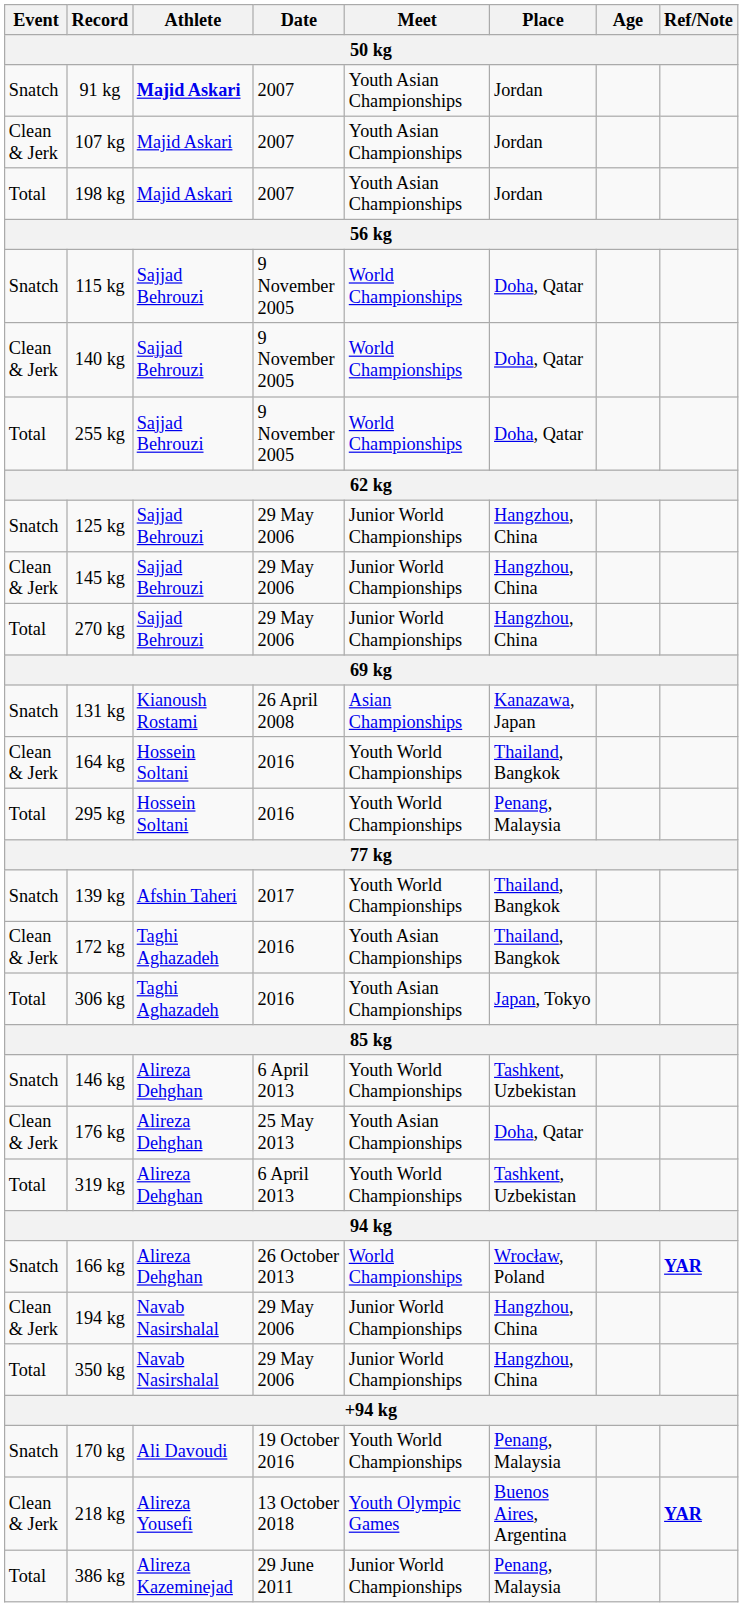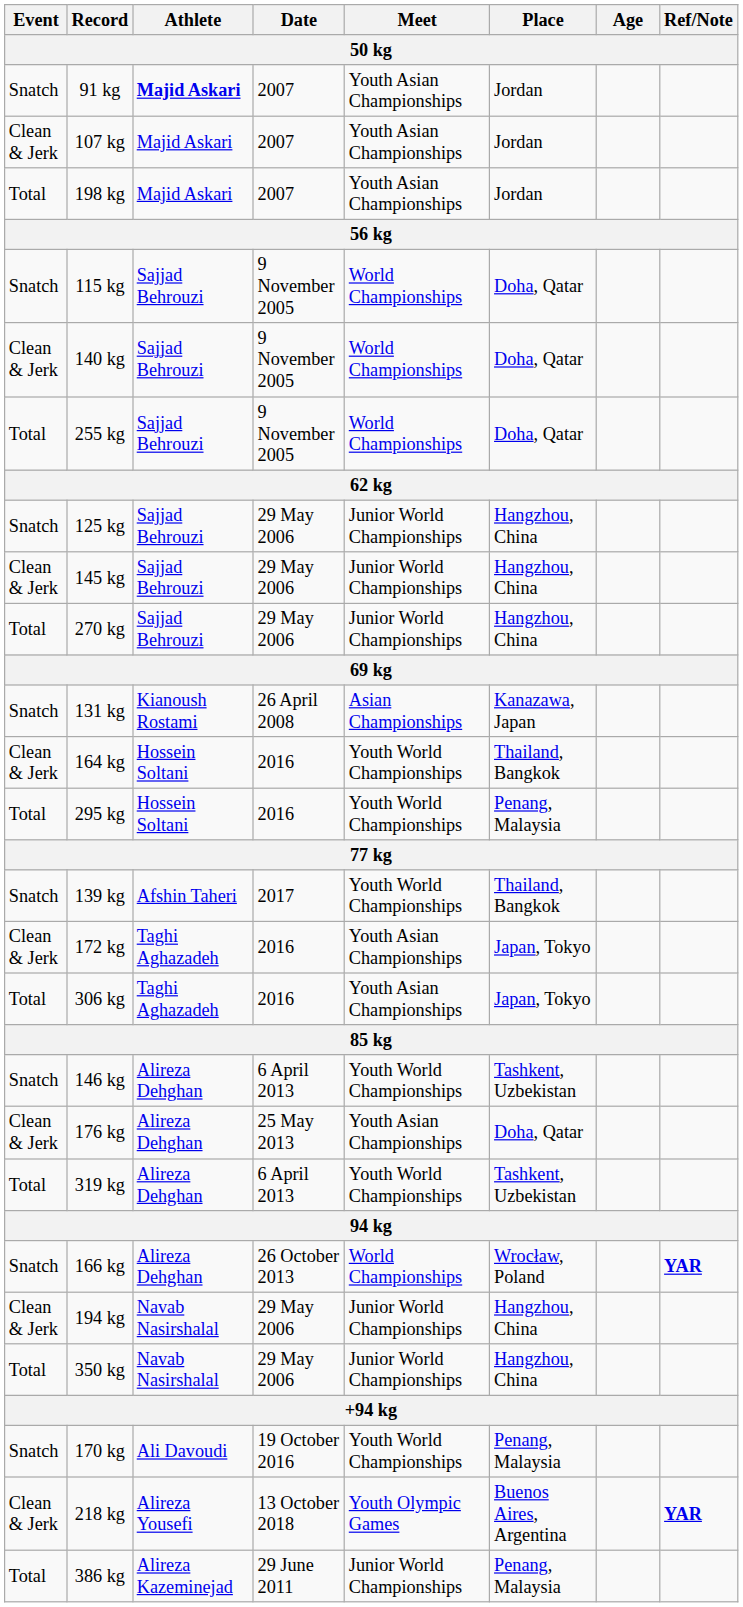(529, 947) Thailand, Bangkok -> (542, 947) Japan, Tokyo
